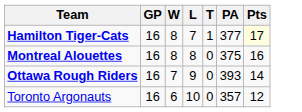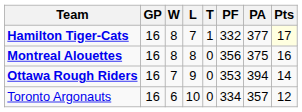+ column: (230, 15)
(230, 76) 393 -> (258, 76) 394
